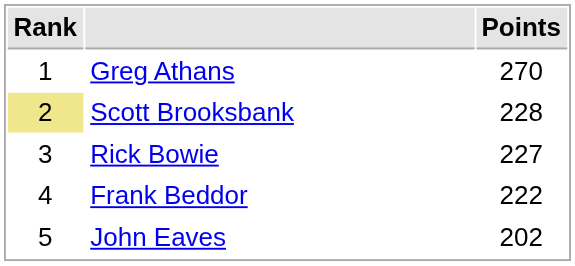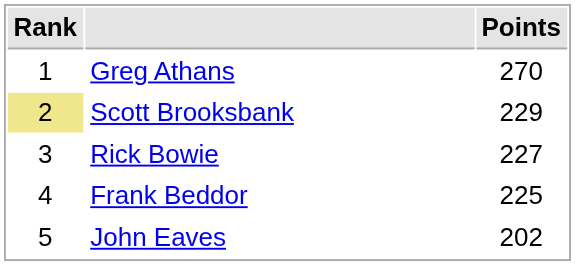(521, 113) 228 -> (521, 113) 229
(521, 196) 222 -> (521, 196) 225
